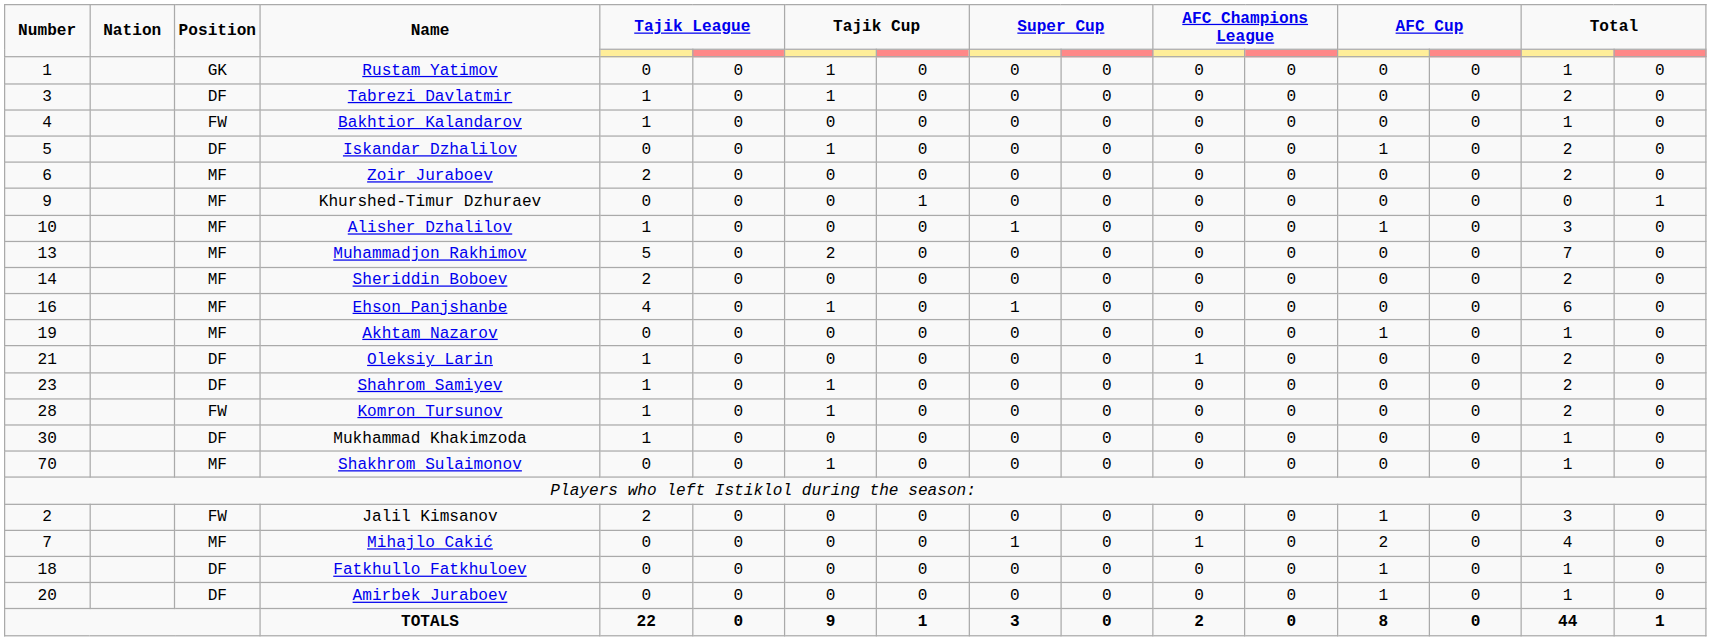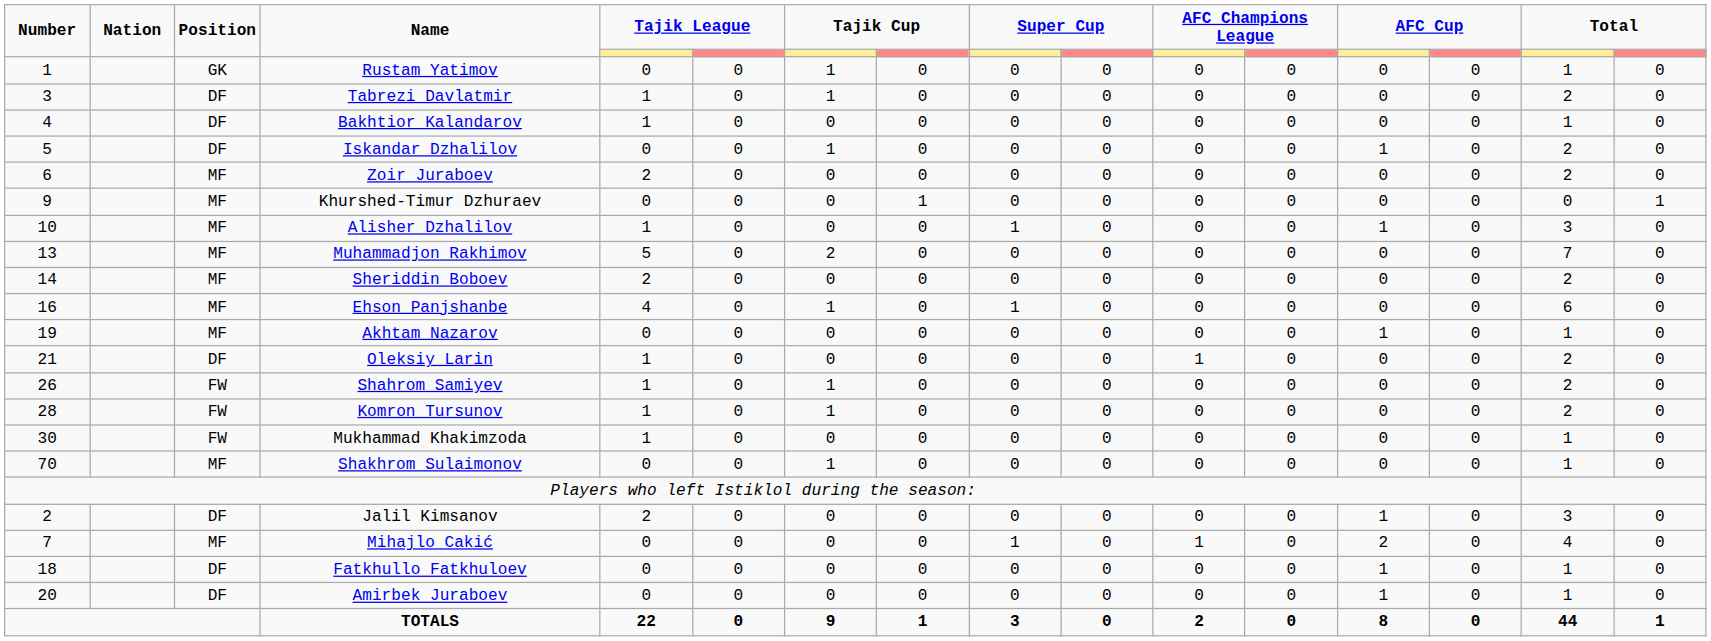(217, 123) FW -> (217, 123) DF
(47, 386) 23 -> (47, 386) 26
(217, 386) DF -> (217, 386) FW
(217, 438) DF -> (217, 438) FW
(217, 517) FW -> (217, 517) DF
